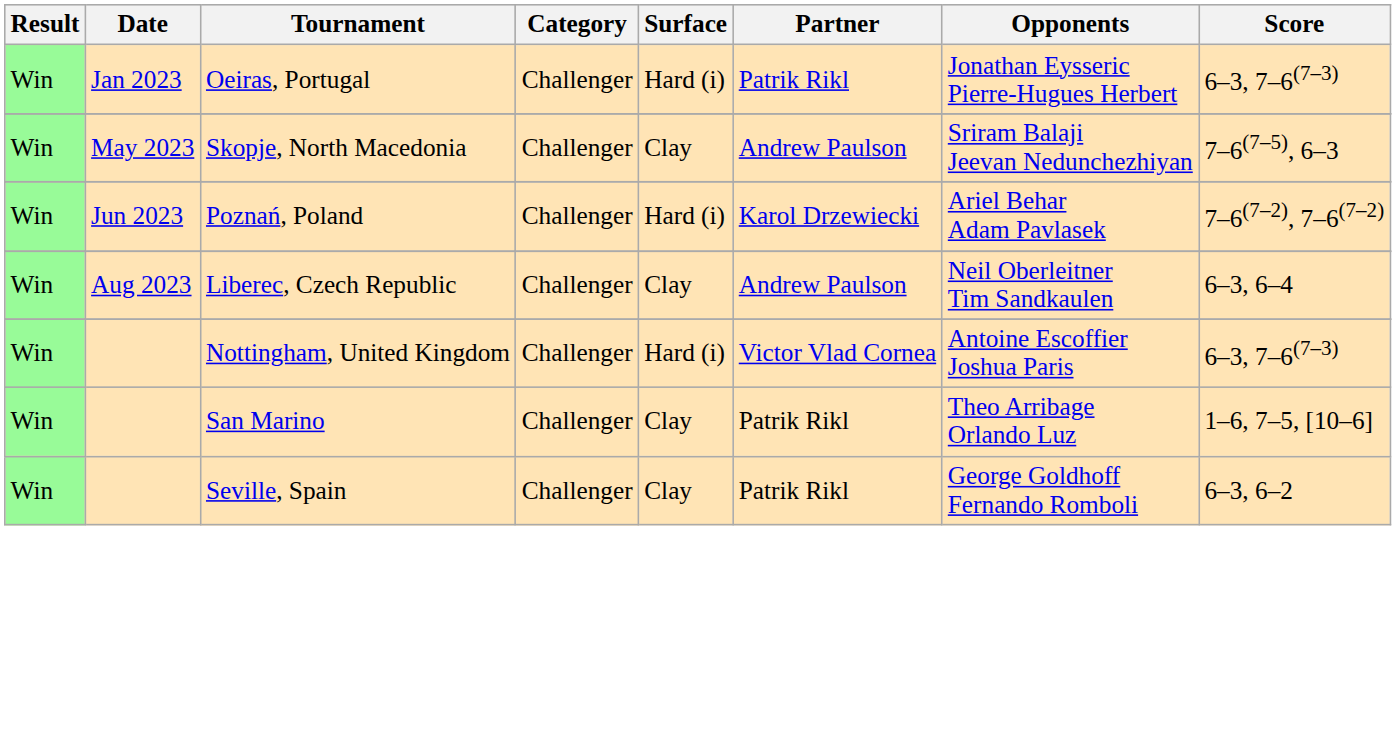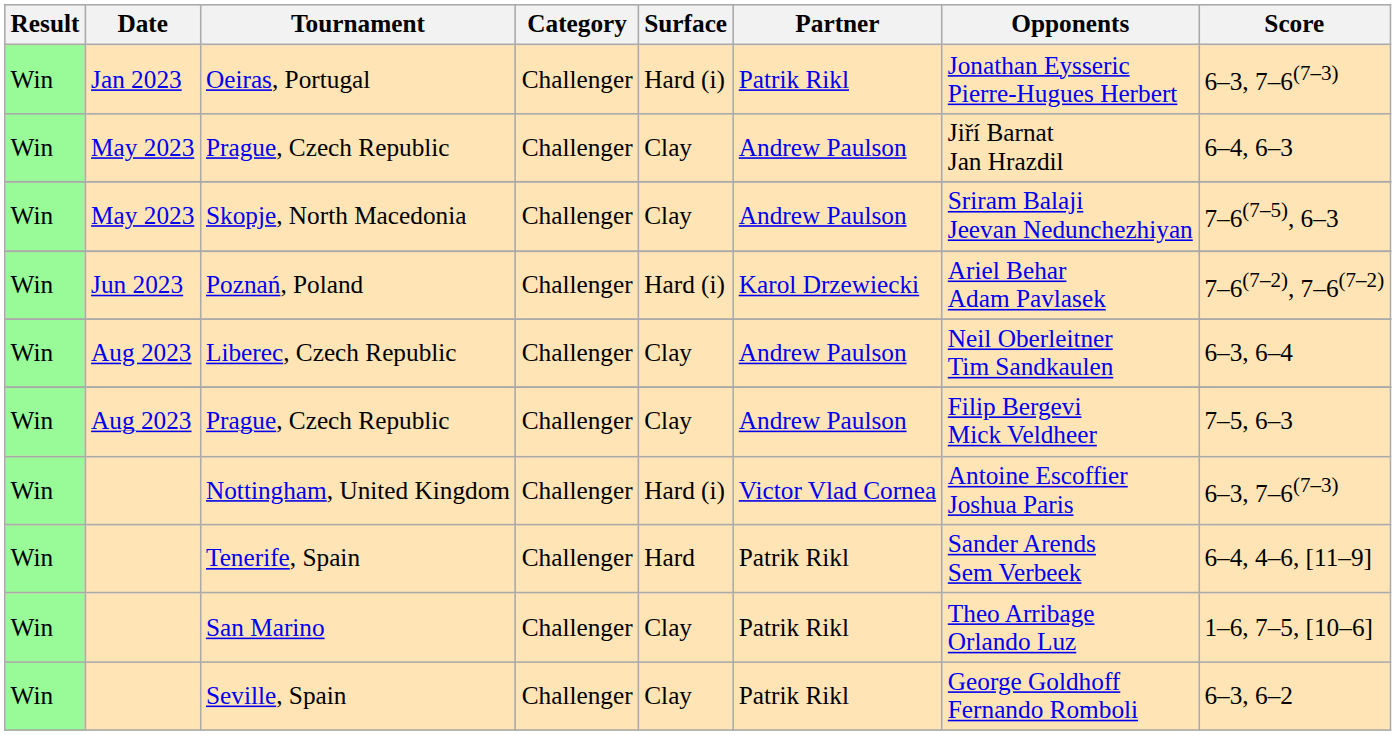+ row: (143, 147)
+ row: (141, 421)
+ row: (143, 559)
